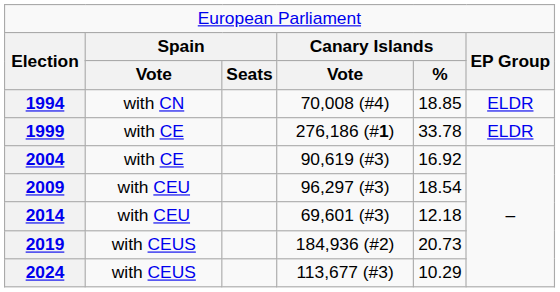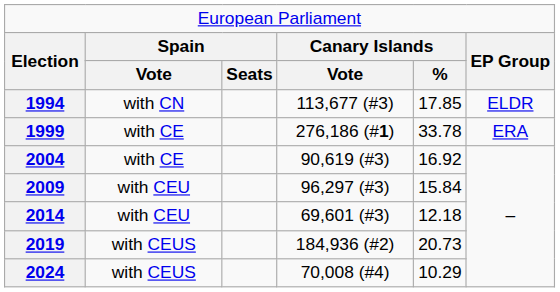(345, 102) 70,008 (#4) -> (345, 102) 113,677 (#3)
(440, 102) 18.85 -> (440, 102) 17.85
(510, 130) ELDR -> (510, 130) ERA
(440, 187) 18.54 -> (440, 187) 15.84
(345, 272) 113,677 (#3) -> (345, 272) 70,008 (#4)
